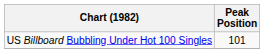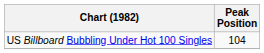(237, 40) 101 -> (237, 40) 104
